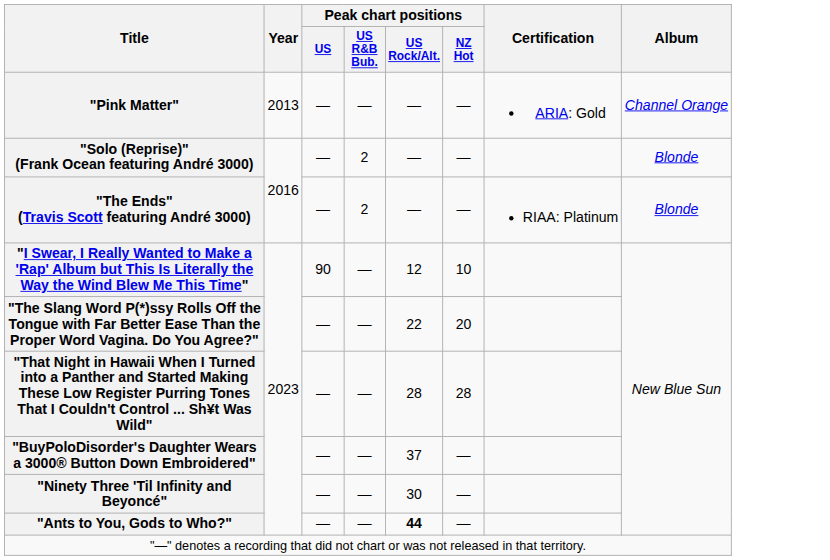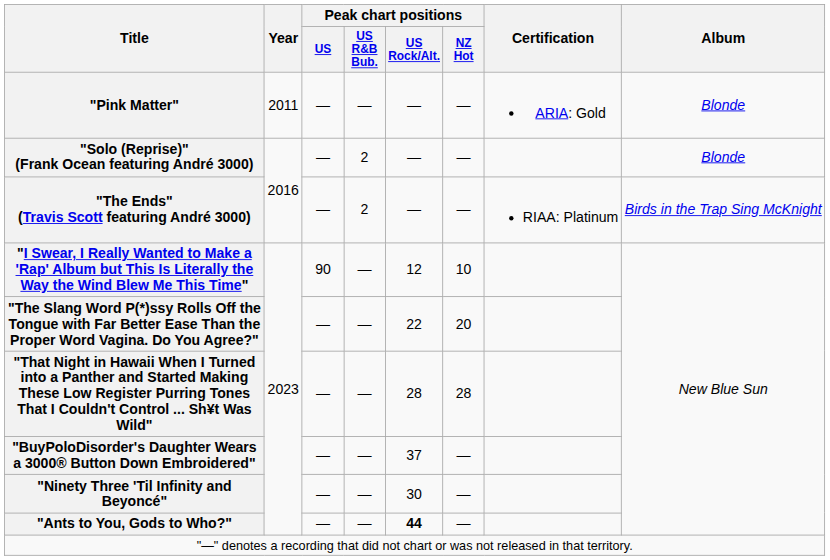(283, 105) 2013 -> (283, 105) 2011
(676, 105) Channel Orange -> (723, 105) Blonde
(676, 209) Blonde -> (723, 209) Birds in the Trap Sing McKnight
